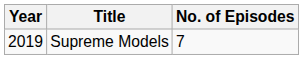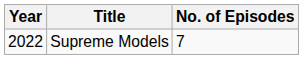(26, 41) 2019 -> (26, 41) 2022
